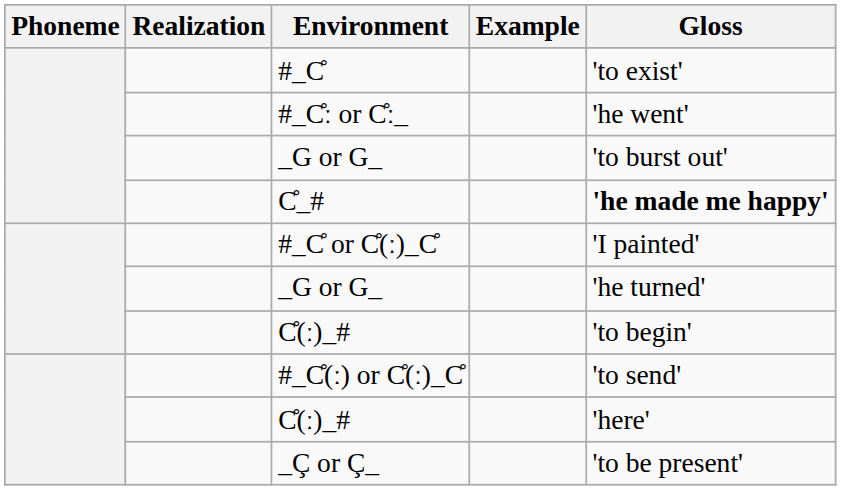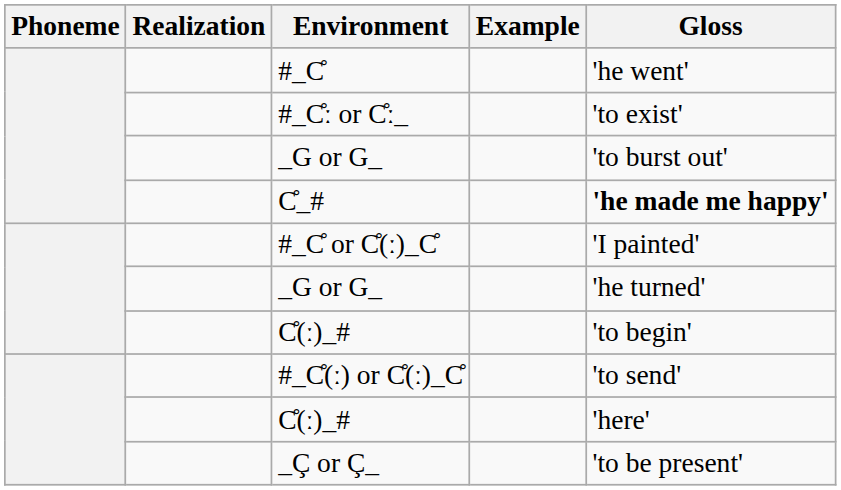(638, 69) 'to exist' -> (641, 69) 'he went'
(641, 113) 'he went' -> (638, 113) 'to exist'
